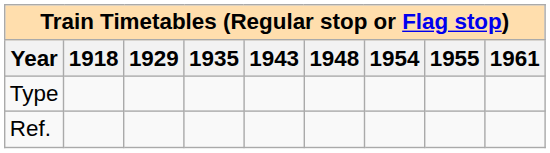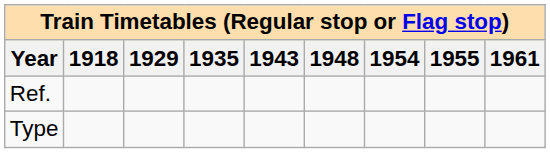rows swapped: (30, 128) <-> (34, 93)
